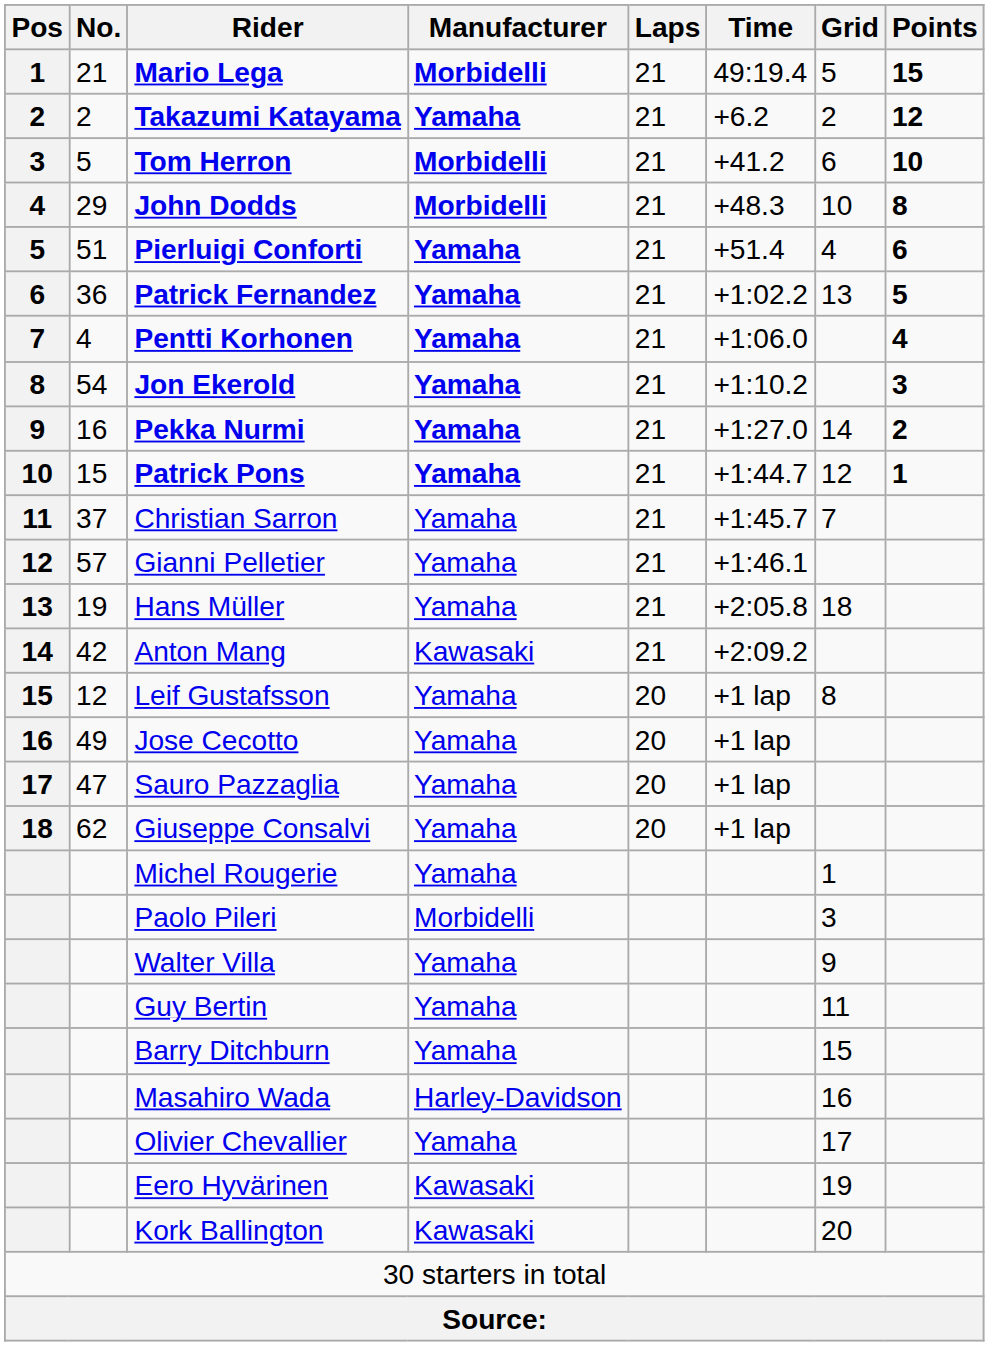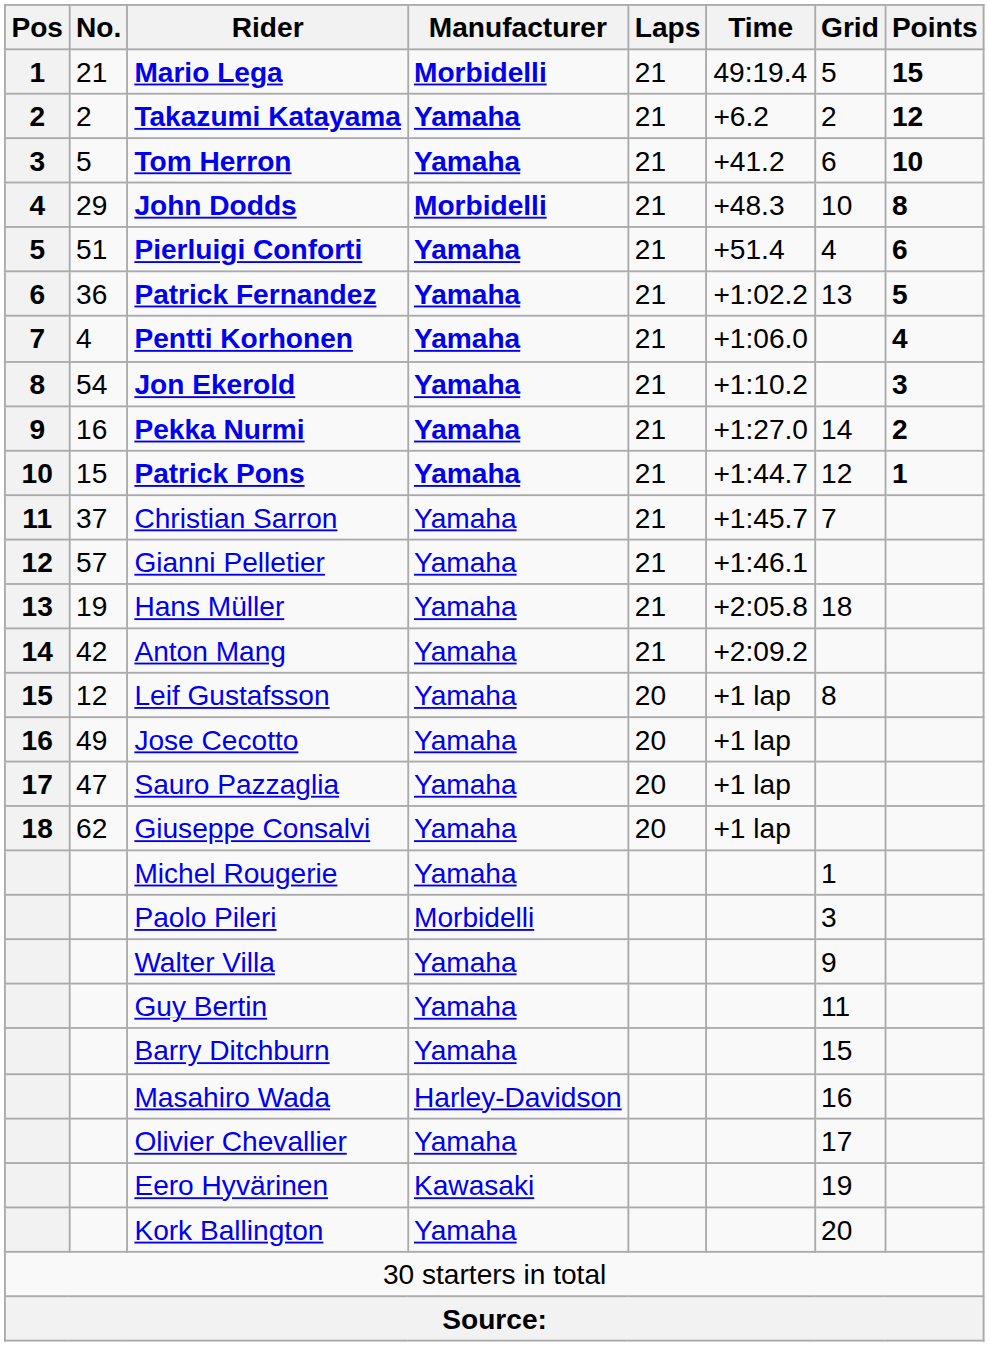(480, 161) Morbidelli -> (467, 161) Yamaha
(474, 651) Kawasaki -> (465, 651) Yamaha
(474, 1229) Kawasaki -> (465, 1229) Yamaha
